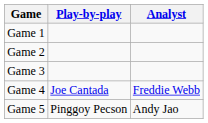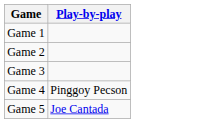- column: (166, 14)
(79, 90) Joe Cantada -> (89, 90) Pinggoy Pecson
(89, 109) Pinggoy Pecson -> (79, 109) Joe Cantada
